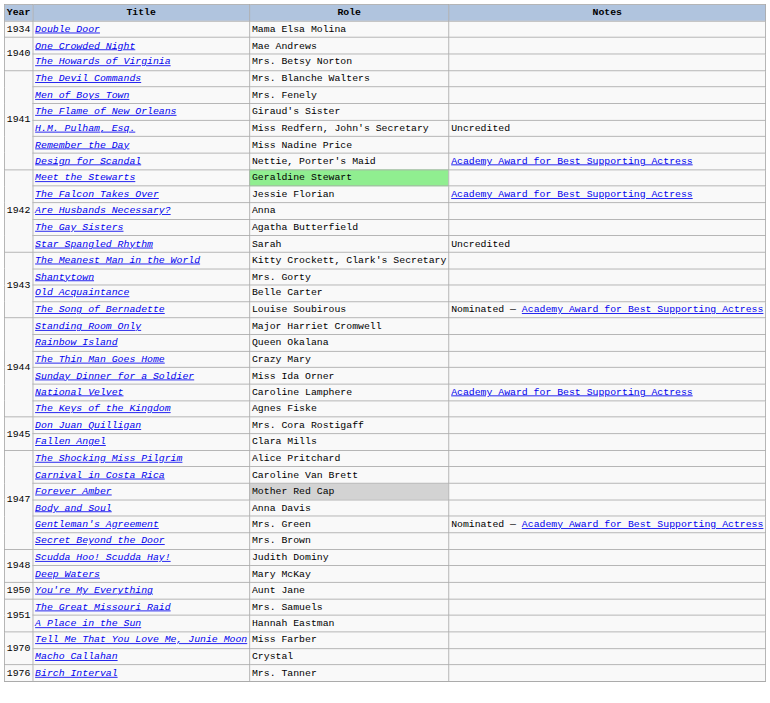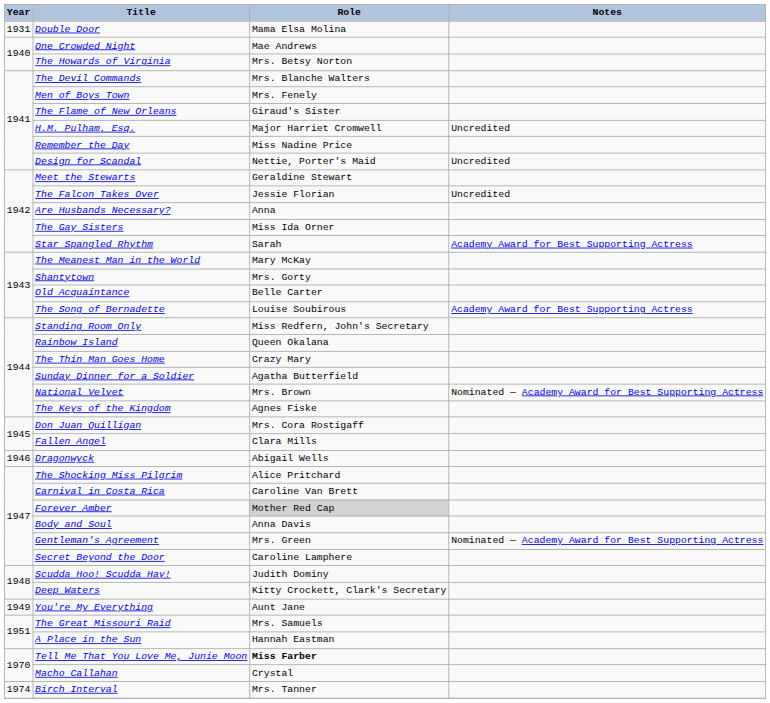(19, 29) 1934 -> (19, 29) 1931
(340, 128) Miss Redfern, John's Secretary -> (317, 128) Major Harriet Cromwell
(572, 161) Academy Award for Best Supporting Actress -> (481, 161) Uncredited
(302, 177) lightgreen background -> (302, 177) no background
(572, 194) Academy Award for Best Supporting Actress -> (481, 194) Uncredited
(305, 227) Agatha Butterfield -> (293, 227) Miss Ida Orner
(481, 244) Uncredited -> (572, 244) Academy Award for Best Supporting Actress
(349, 260) Kitty Crockett, Clark's Secretary -> (281, 260) Mary McKay
(607, 310) Nominated — Academy Award for Best Supporting Actress -> (572, 310) Academy Award for Best Supporting Actress
(317, 326) Major Harriet Cromwell -> (340, 326) Miss Redfern, John's Secretary
(293, 376) Miss Ida Orner -> (305, 376) Agatha Butterfield
(302, 392) Caroline Lamphere -> (281, 392) Mrs. Brown
(572, 392) Academy Award for Best Supporting Actress -> (607, 392) Nominated — Academy Award for Best Supporting Actress
+ row: (65, 458)
(281, 541) Mrs. Brown -> (302, 557) Caroline Lamphere
(281, 574) Mary McKay -> (349, 590) Kitty Crockett, Clark's Secretary
(19, 590) 1950 -> (19, 607) 1949
(284, 640) normal -> (284, 656) bold
(19, 673) 1976 -> (19, 689) 1974
